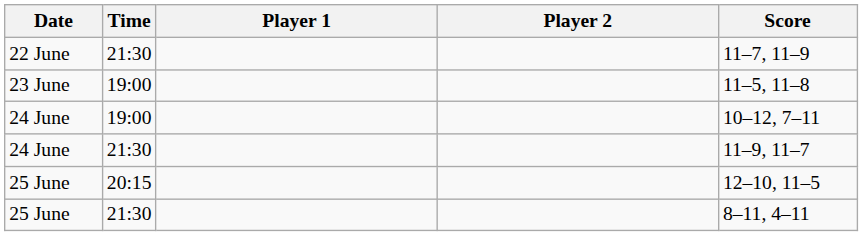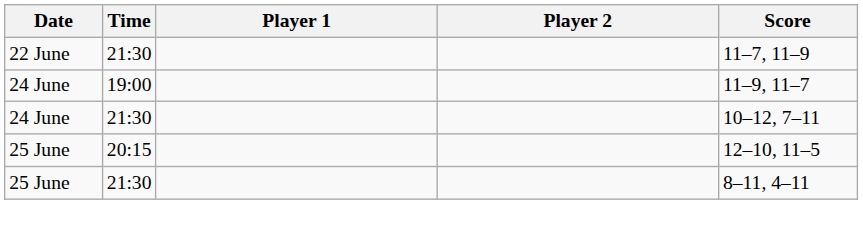- row: (39, 85)
(772, 117) 10–12, 7–11 -> (766, 85) 11–9, 11–7
(766, 150) 11–9, 11–7 -> (772, 117) 10–12, 7–11
